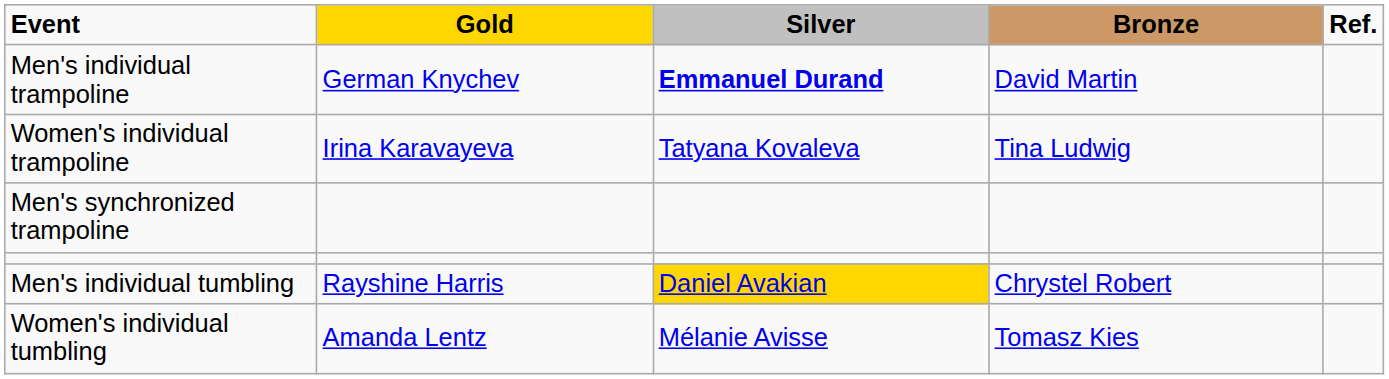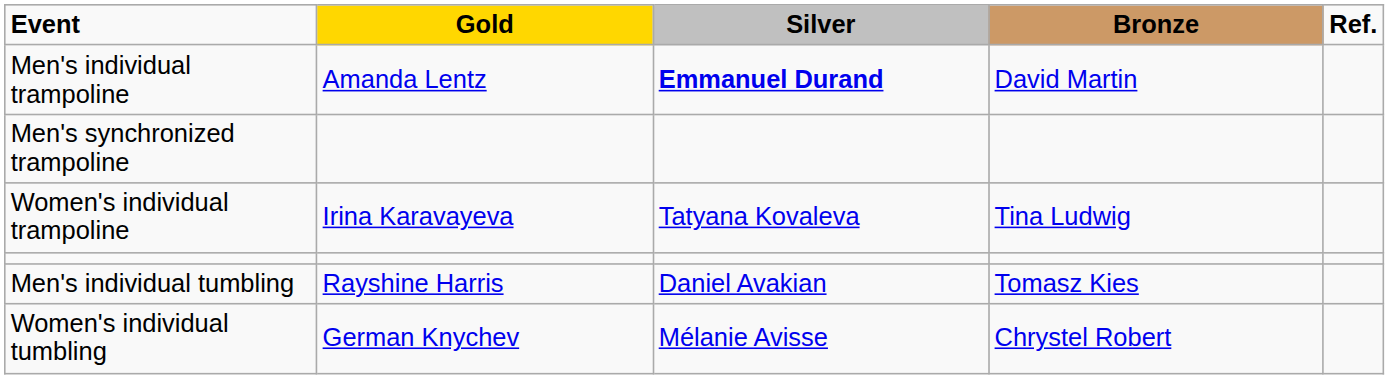(421, 79) German Knychev -> (405, 79) Amanda Lentz
rows swapped: (120, 148) <-> (123, 217)
(743, 283) gold background -> (743, 283) no background
(1083, 283) Chrystel Robert -> (1067, 283) Tomasz Kies
(405, 338) Amanda Lentz -> (421, 338) German Knychev
(1067, 338) Tomasz Kies -> (1083, 338) Chrystel Robert
